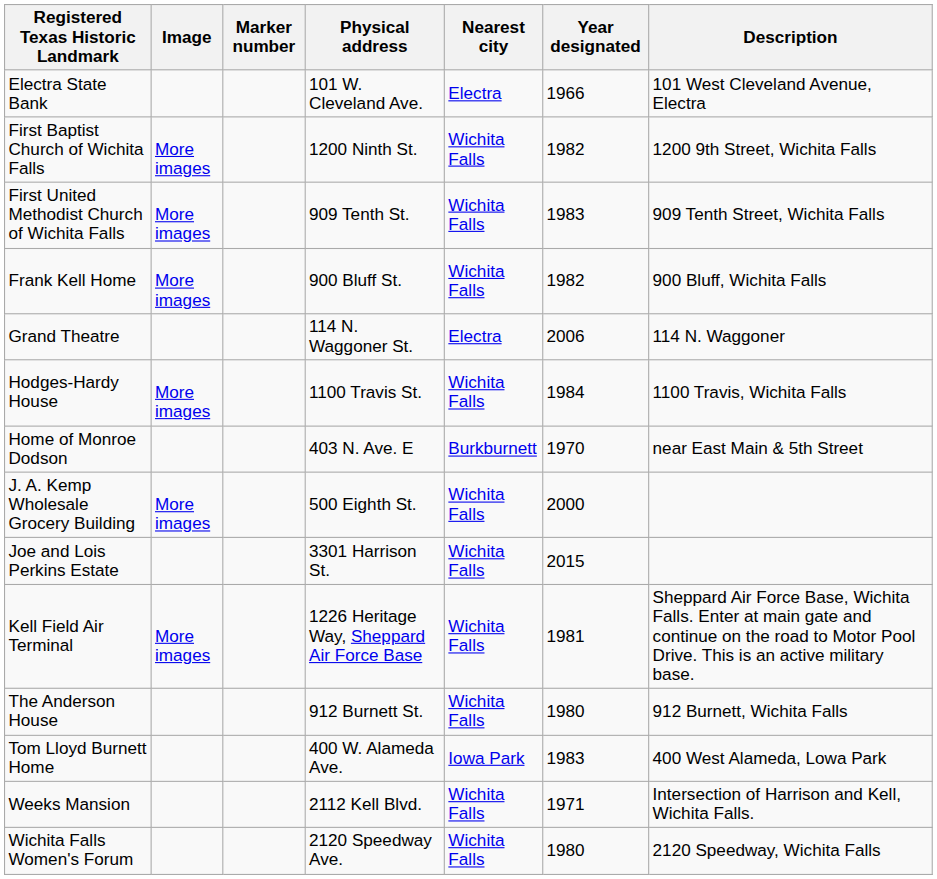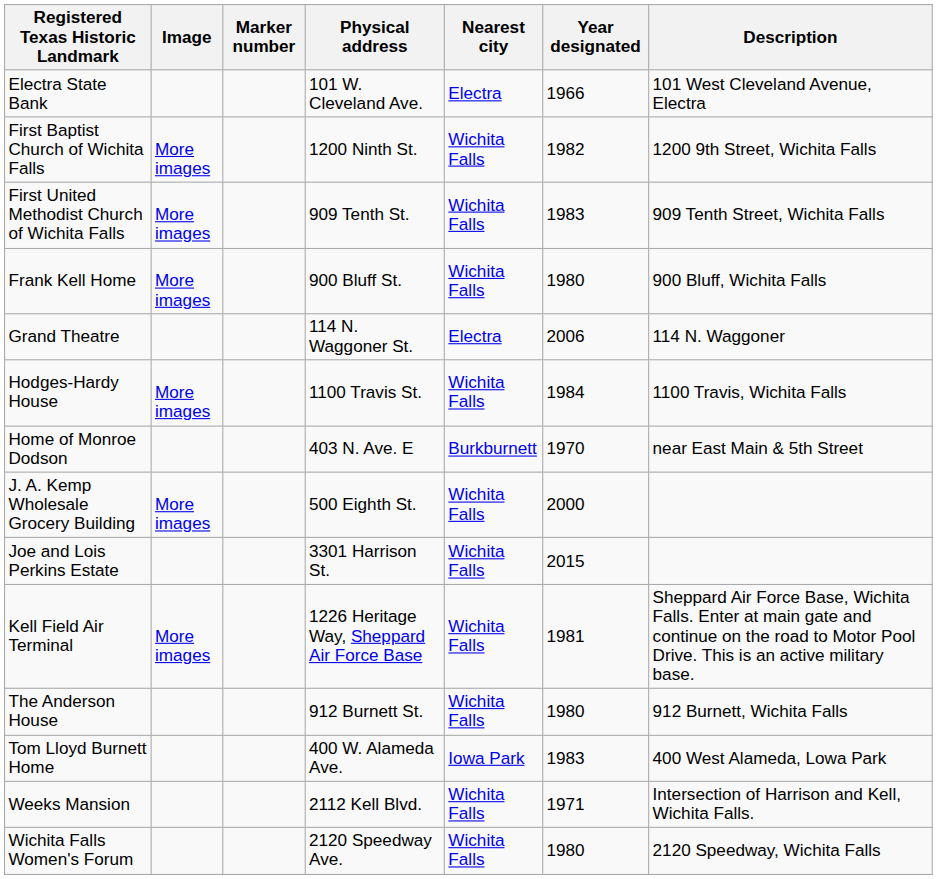(565, 280) 1982 -> (565, 280) 1980
